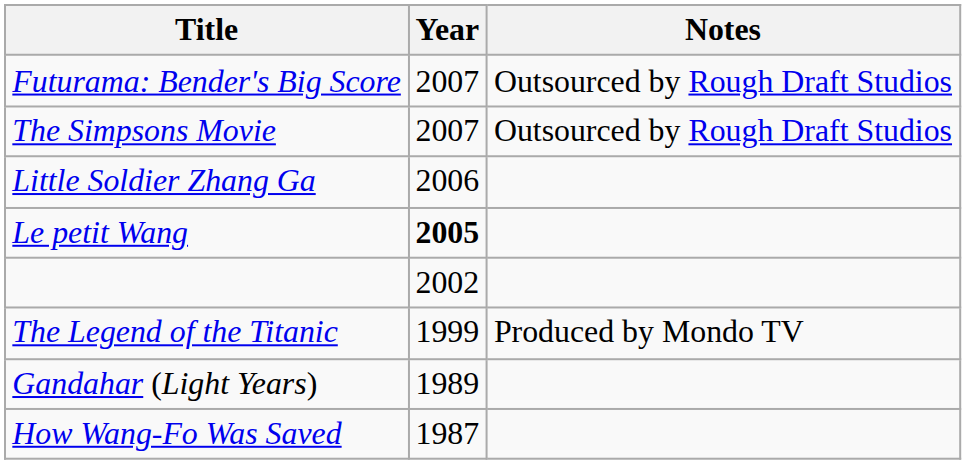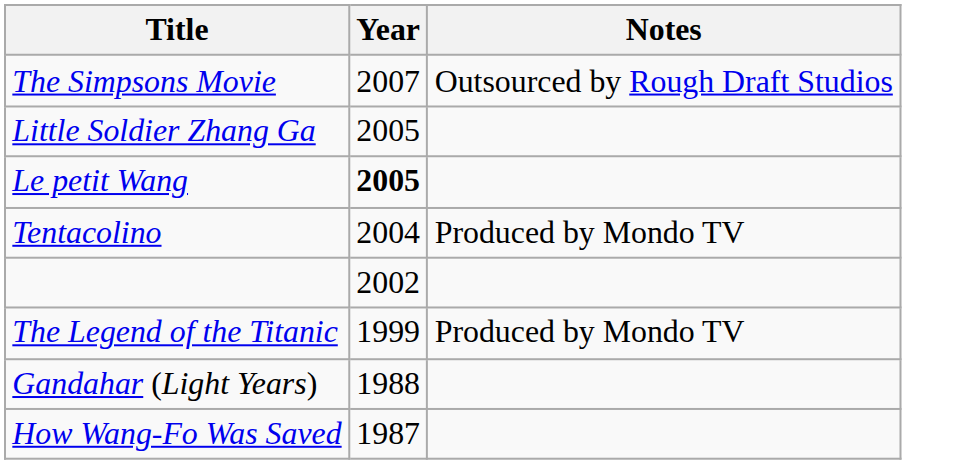- row: (207, 80)
(447, 181) 2006 -> (388, 130) 2005
+ row: (87, 231)
(447, 383) 1989 -> (388, 383) 1988
